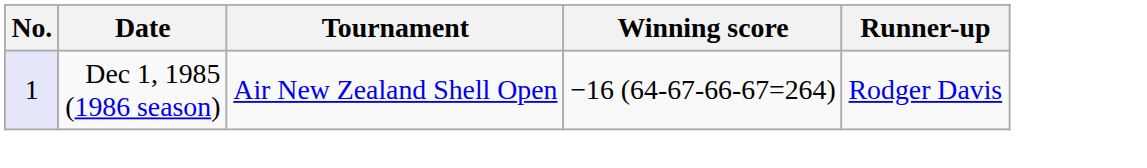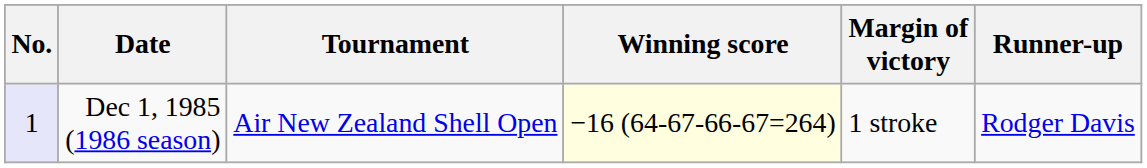+ column: (908, 44)
(703, 89) no background -> (703, 122) lightyellow background
